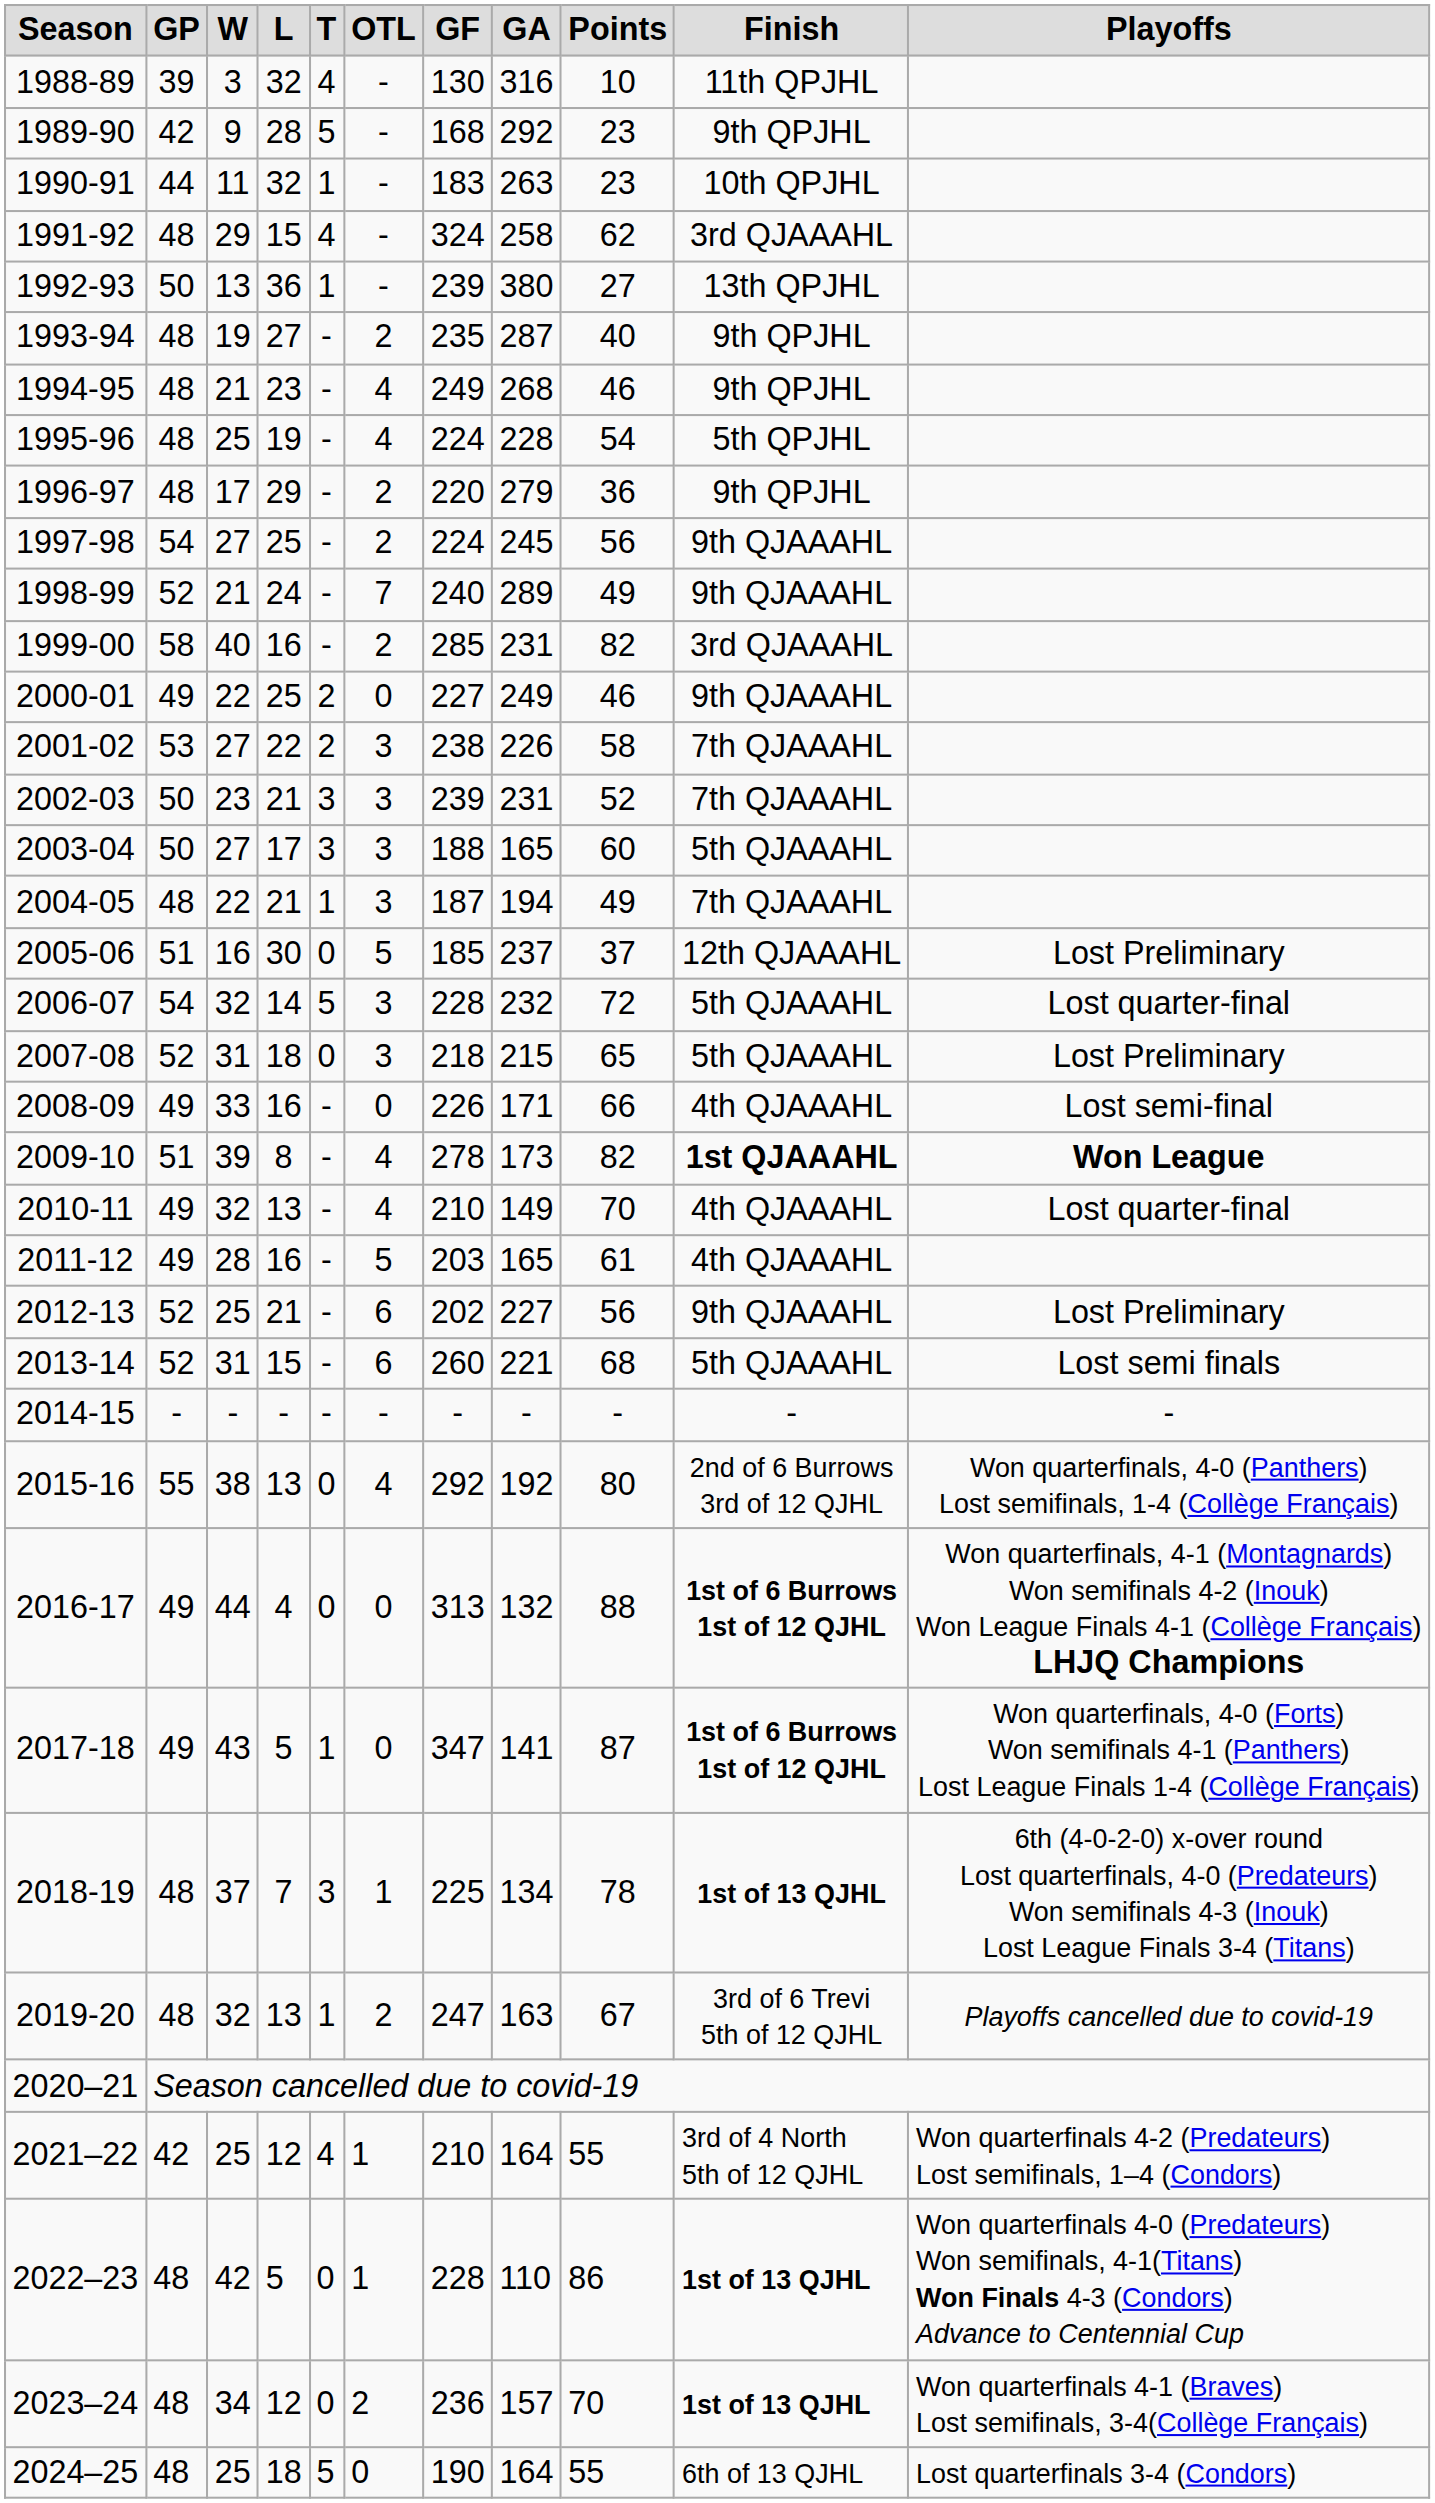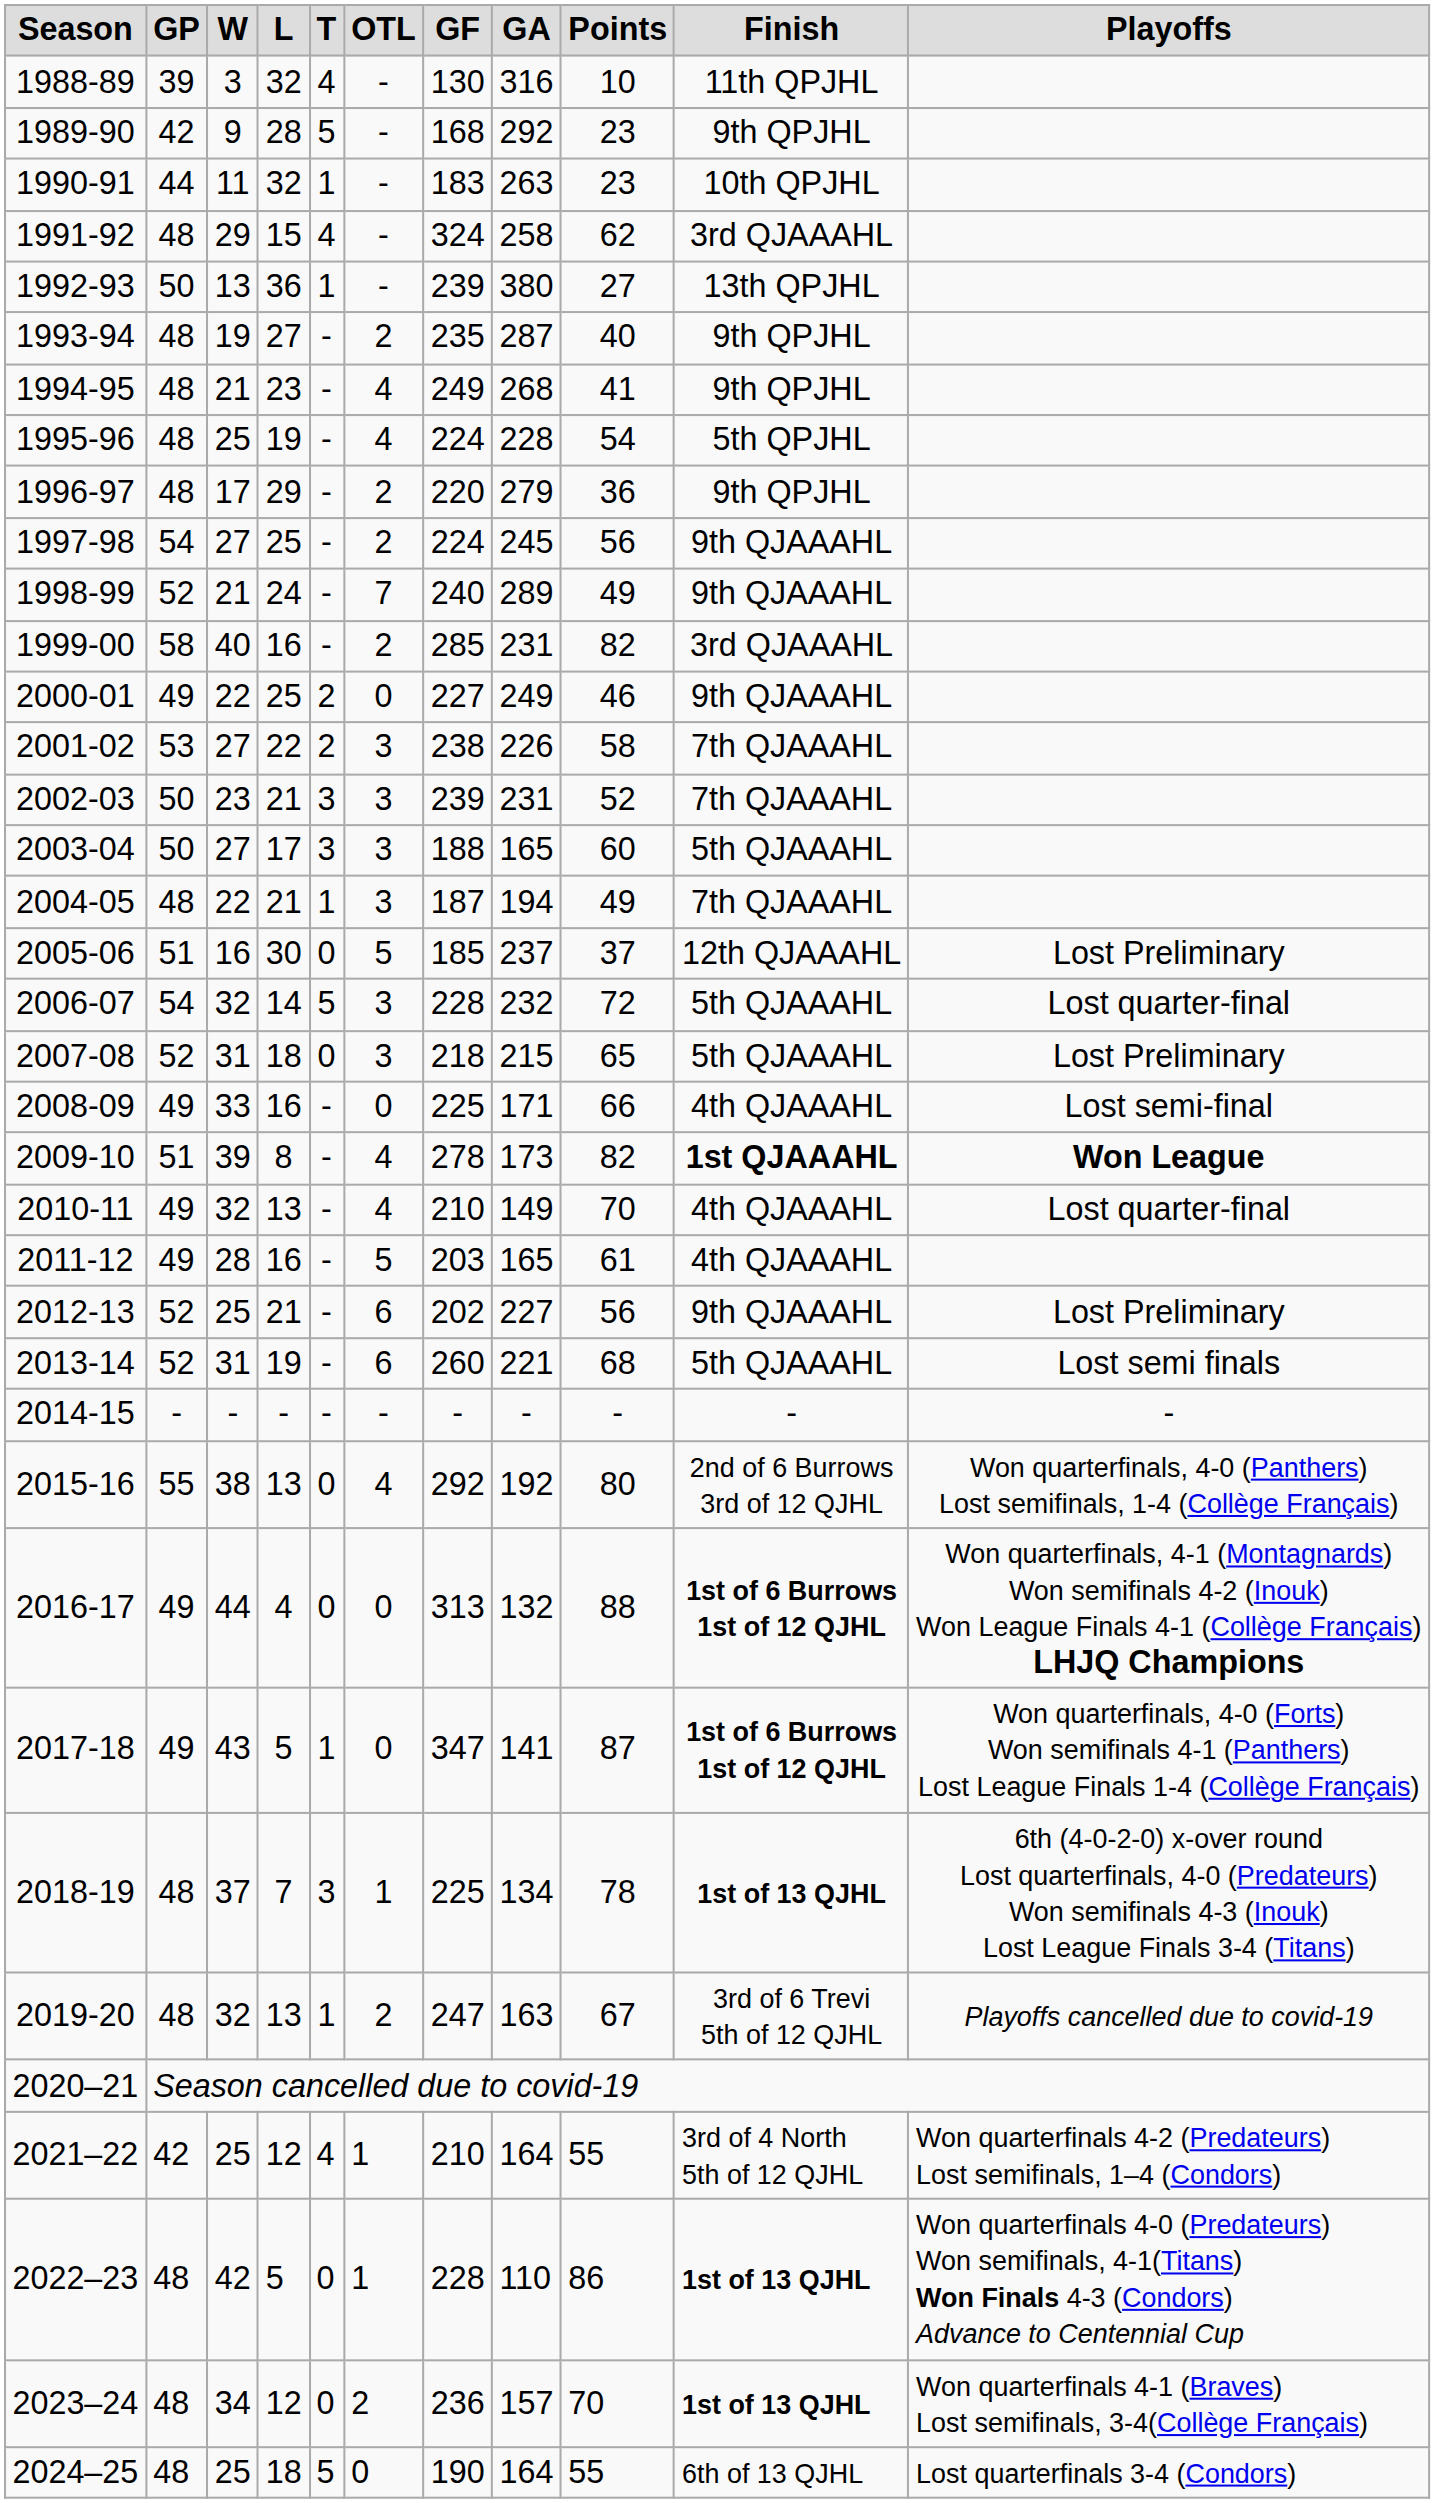(618, 388) 46 -> (618, 388) 41
(458, 1106) 226 -> (458, 1106) 225
(284, 1362) 15 -> (284, 1362) 19
